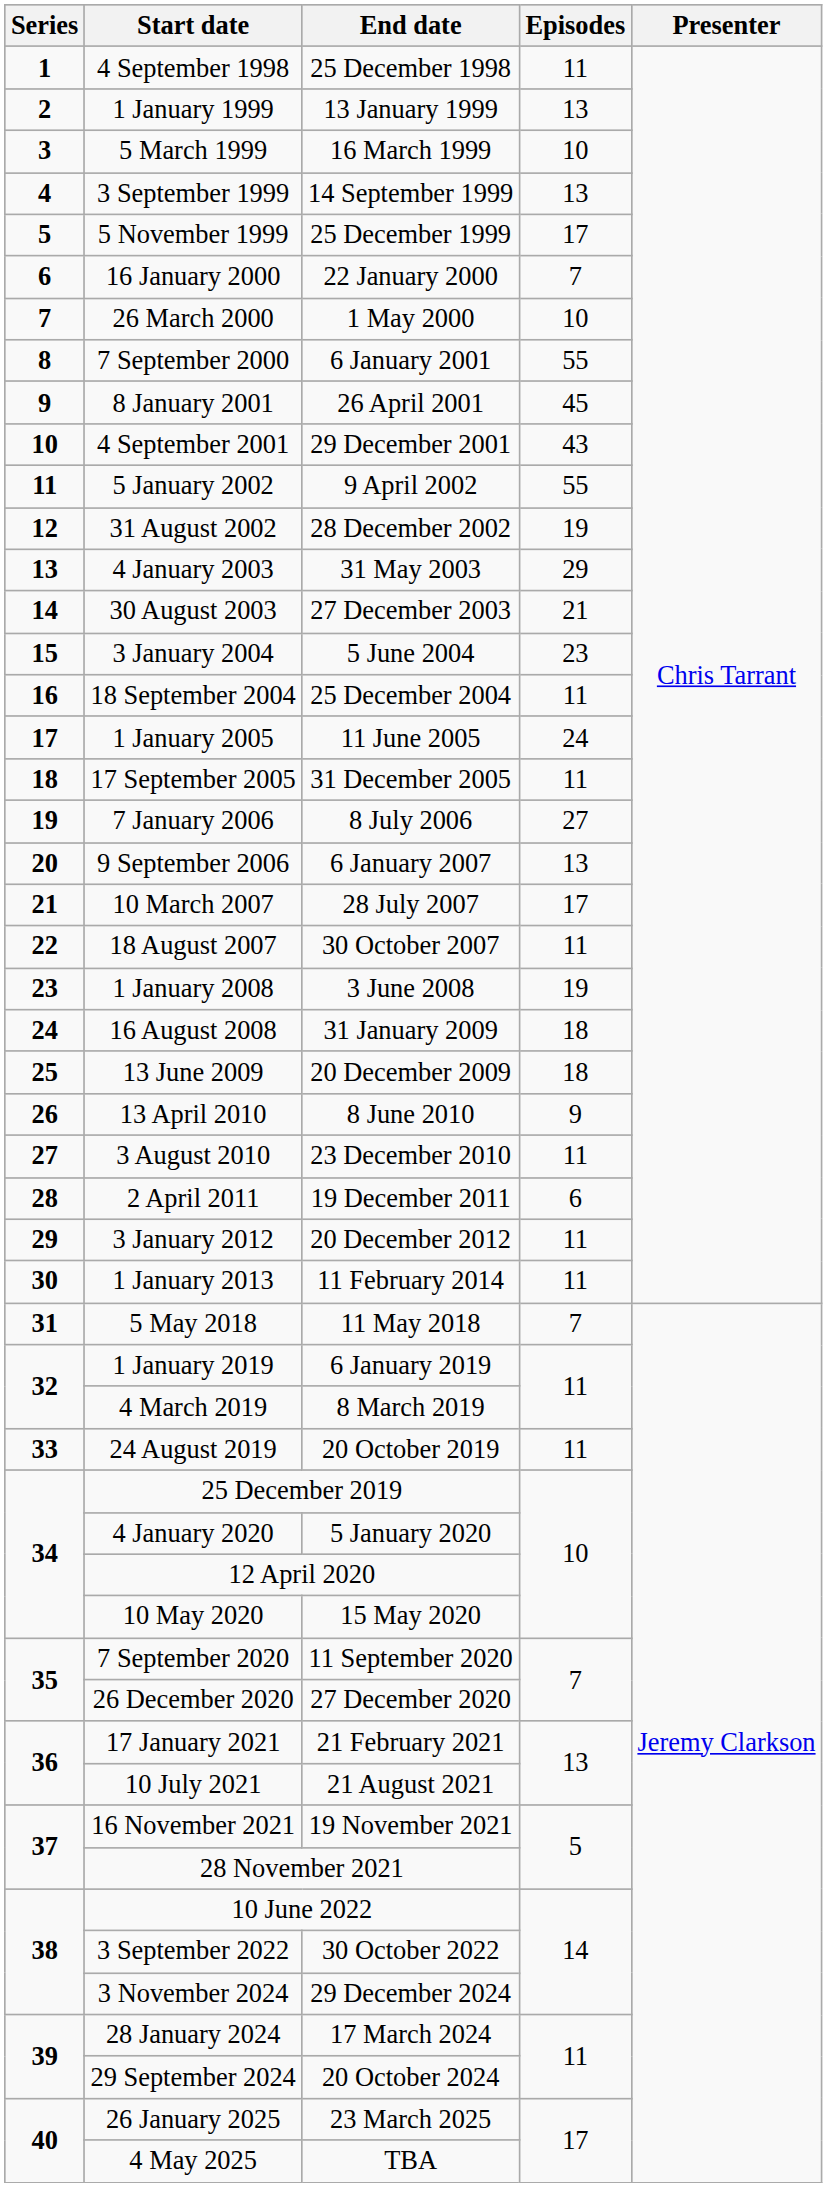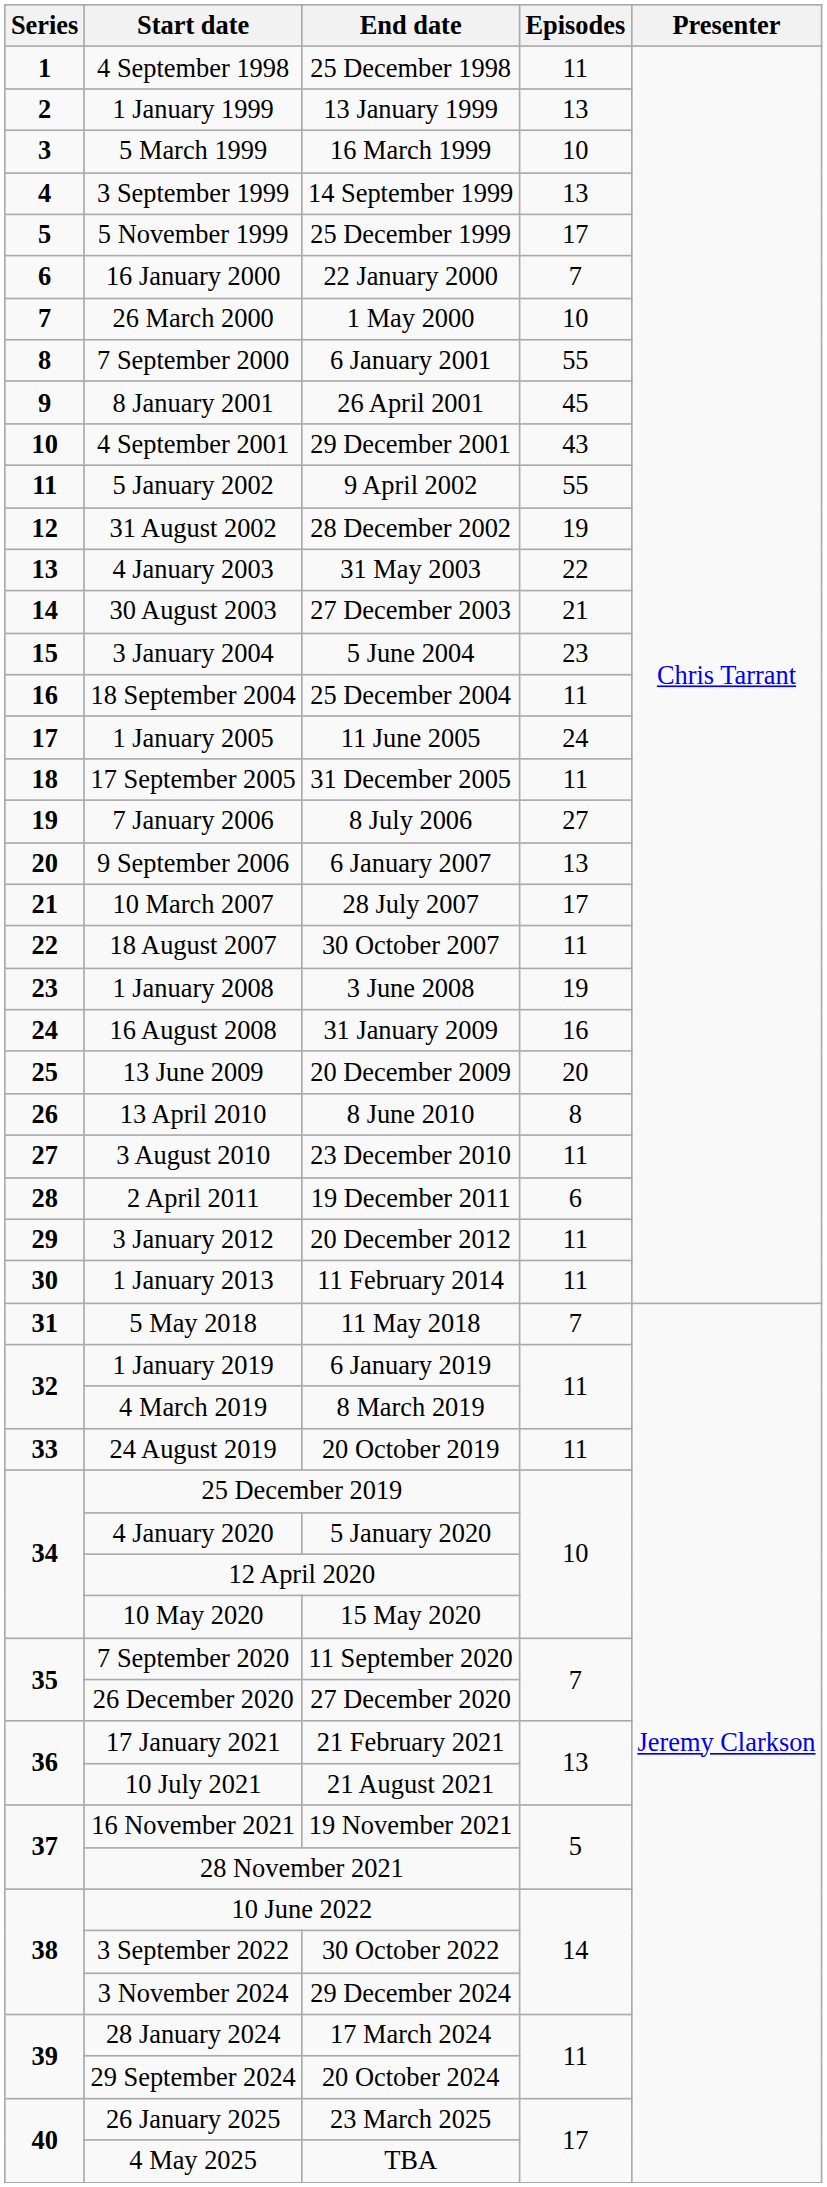(575, 569) 29 -> (575, 569) 22
(575, 1030) 18 -> (575, 1030) 16
(575, 1072) 18 -> (575, 1072) 20
(575, 1114) 9 -> (575, 1114) 8
